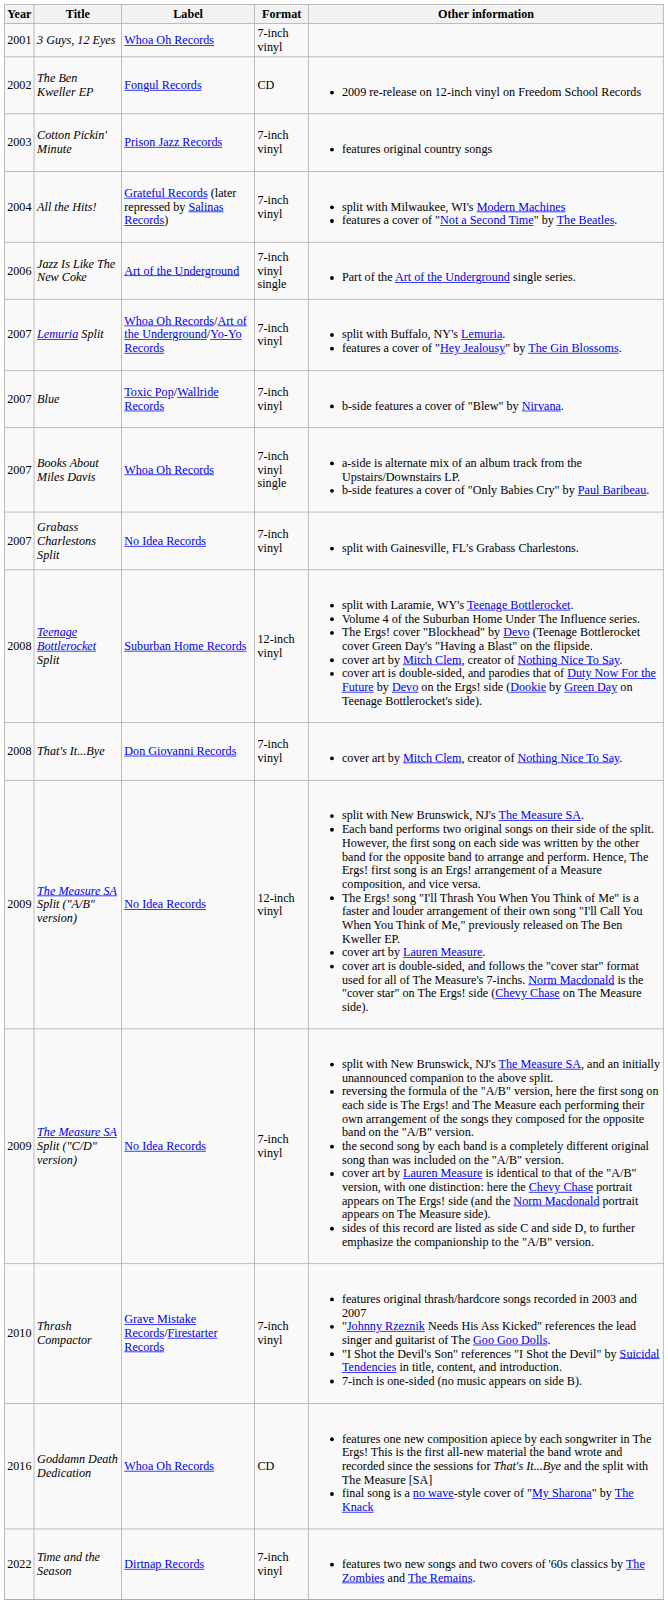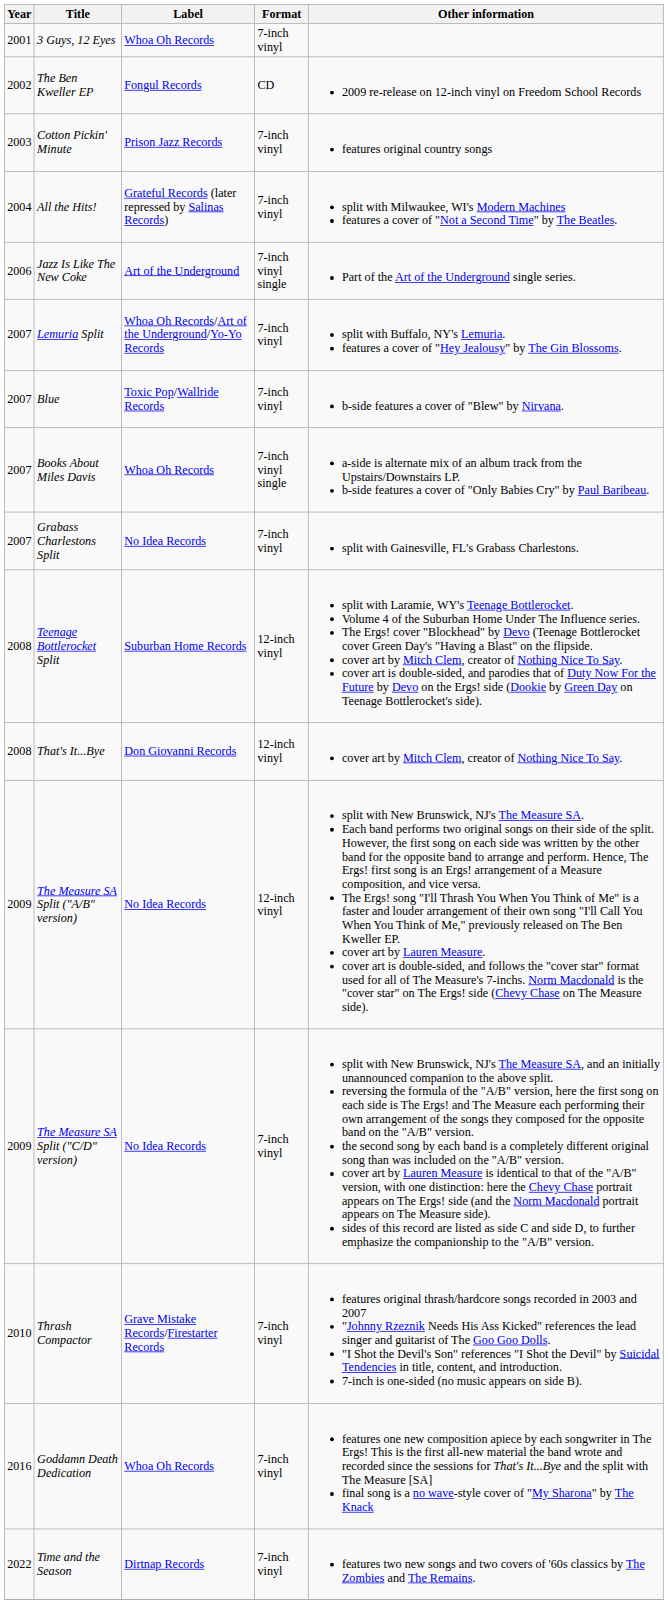(273, 751) 7-inch vinyl -> (276, 751) 12-inch vinyl
(266, 1466) CD -> (273, 1466) 7-inch vinyl
